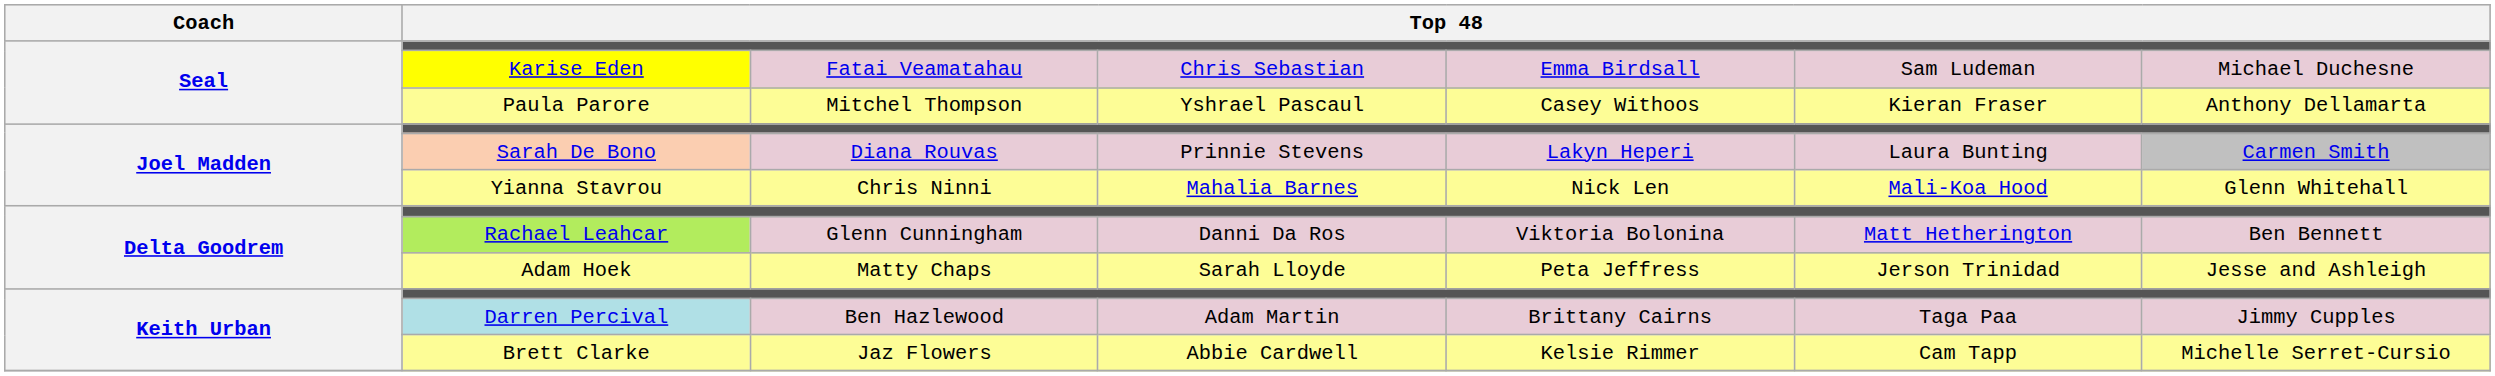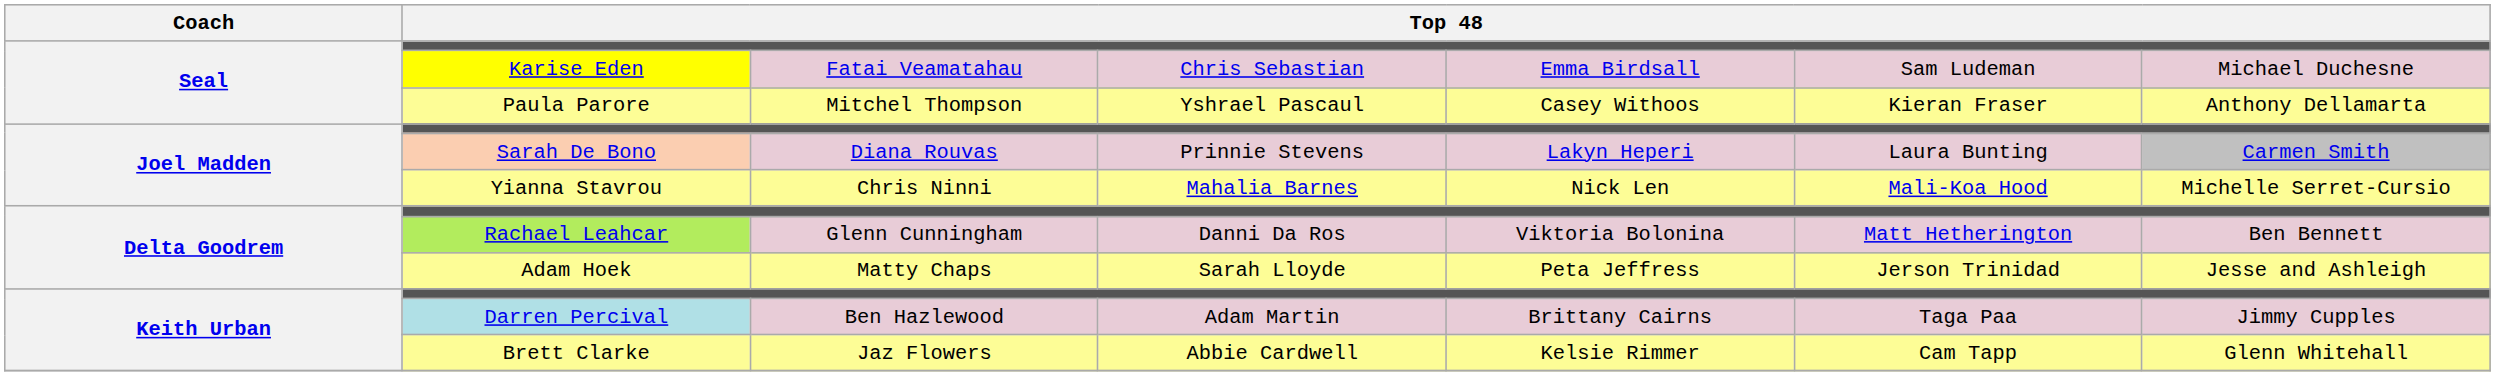(2316, 188) Glenn Whitehall -> (2316, 188) Michelle Serret-Cursio
(2316, 353) Michelle Serret-Cursio -> (2316, 353) Glenn Whitehall
